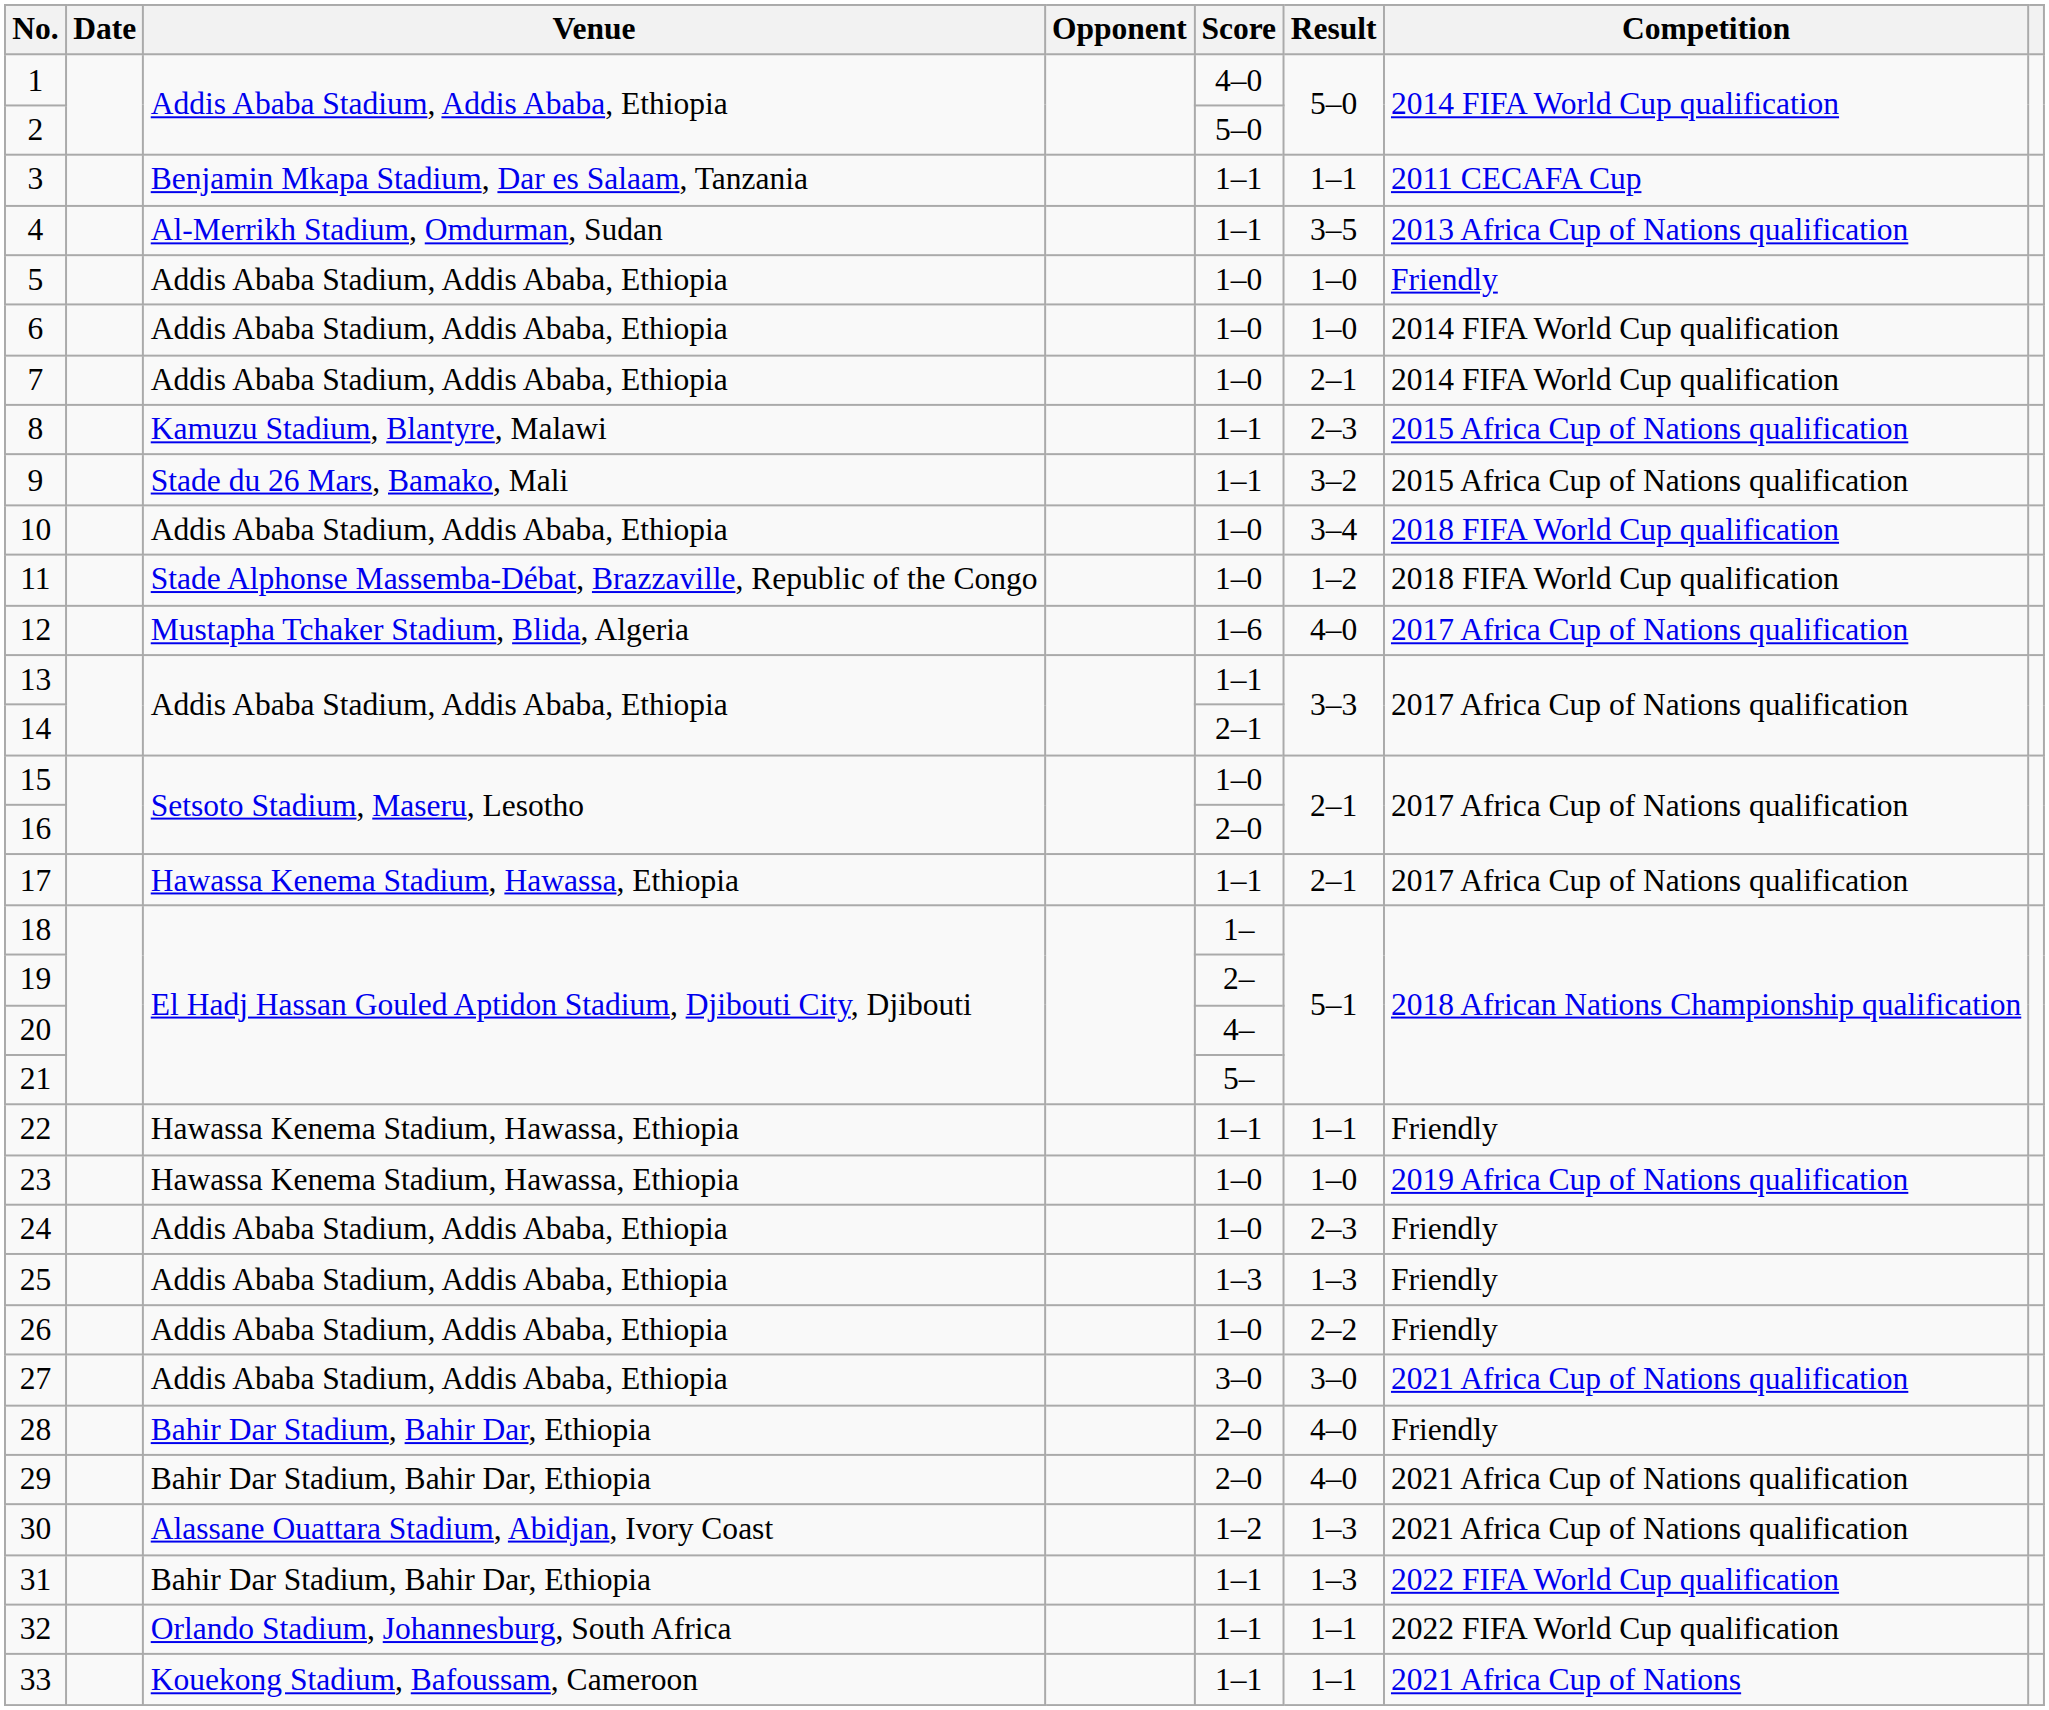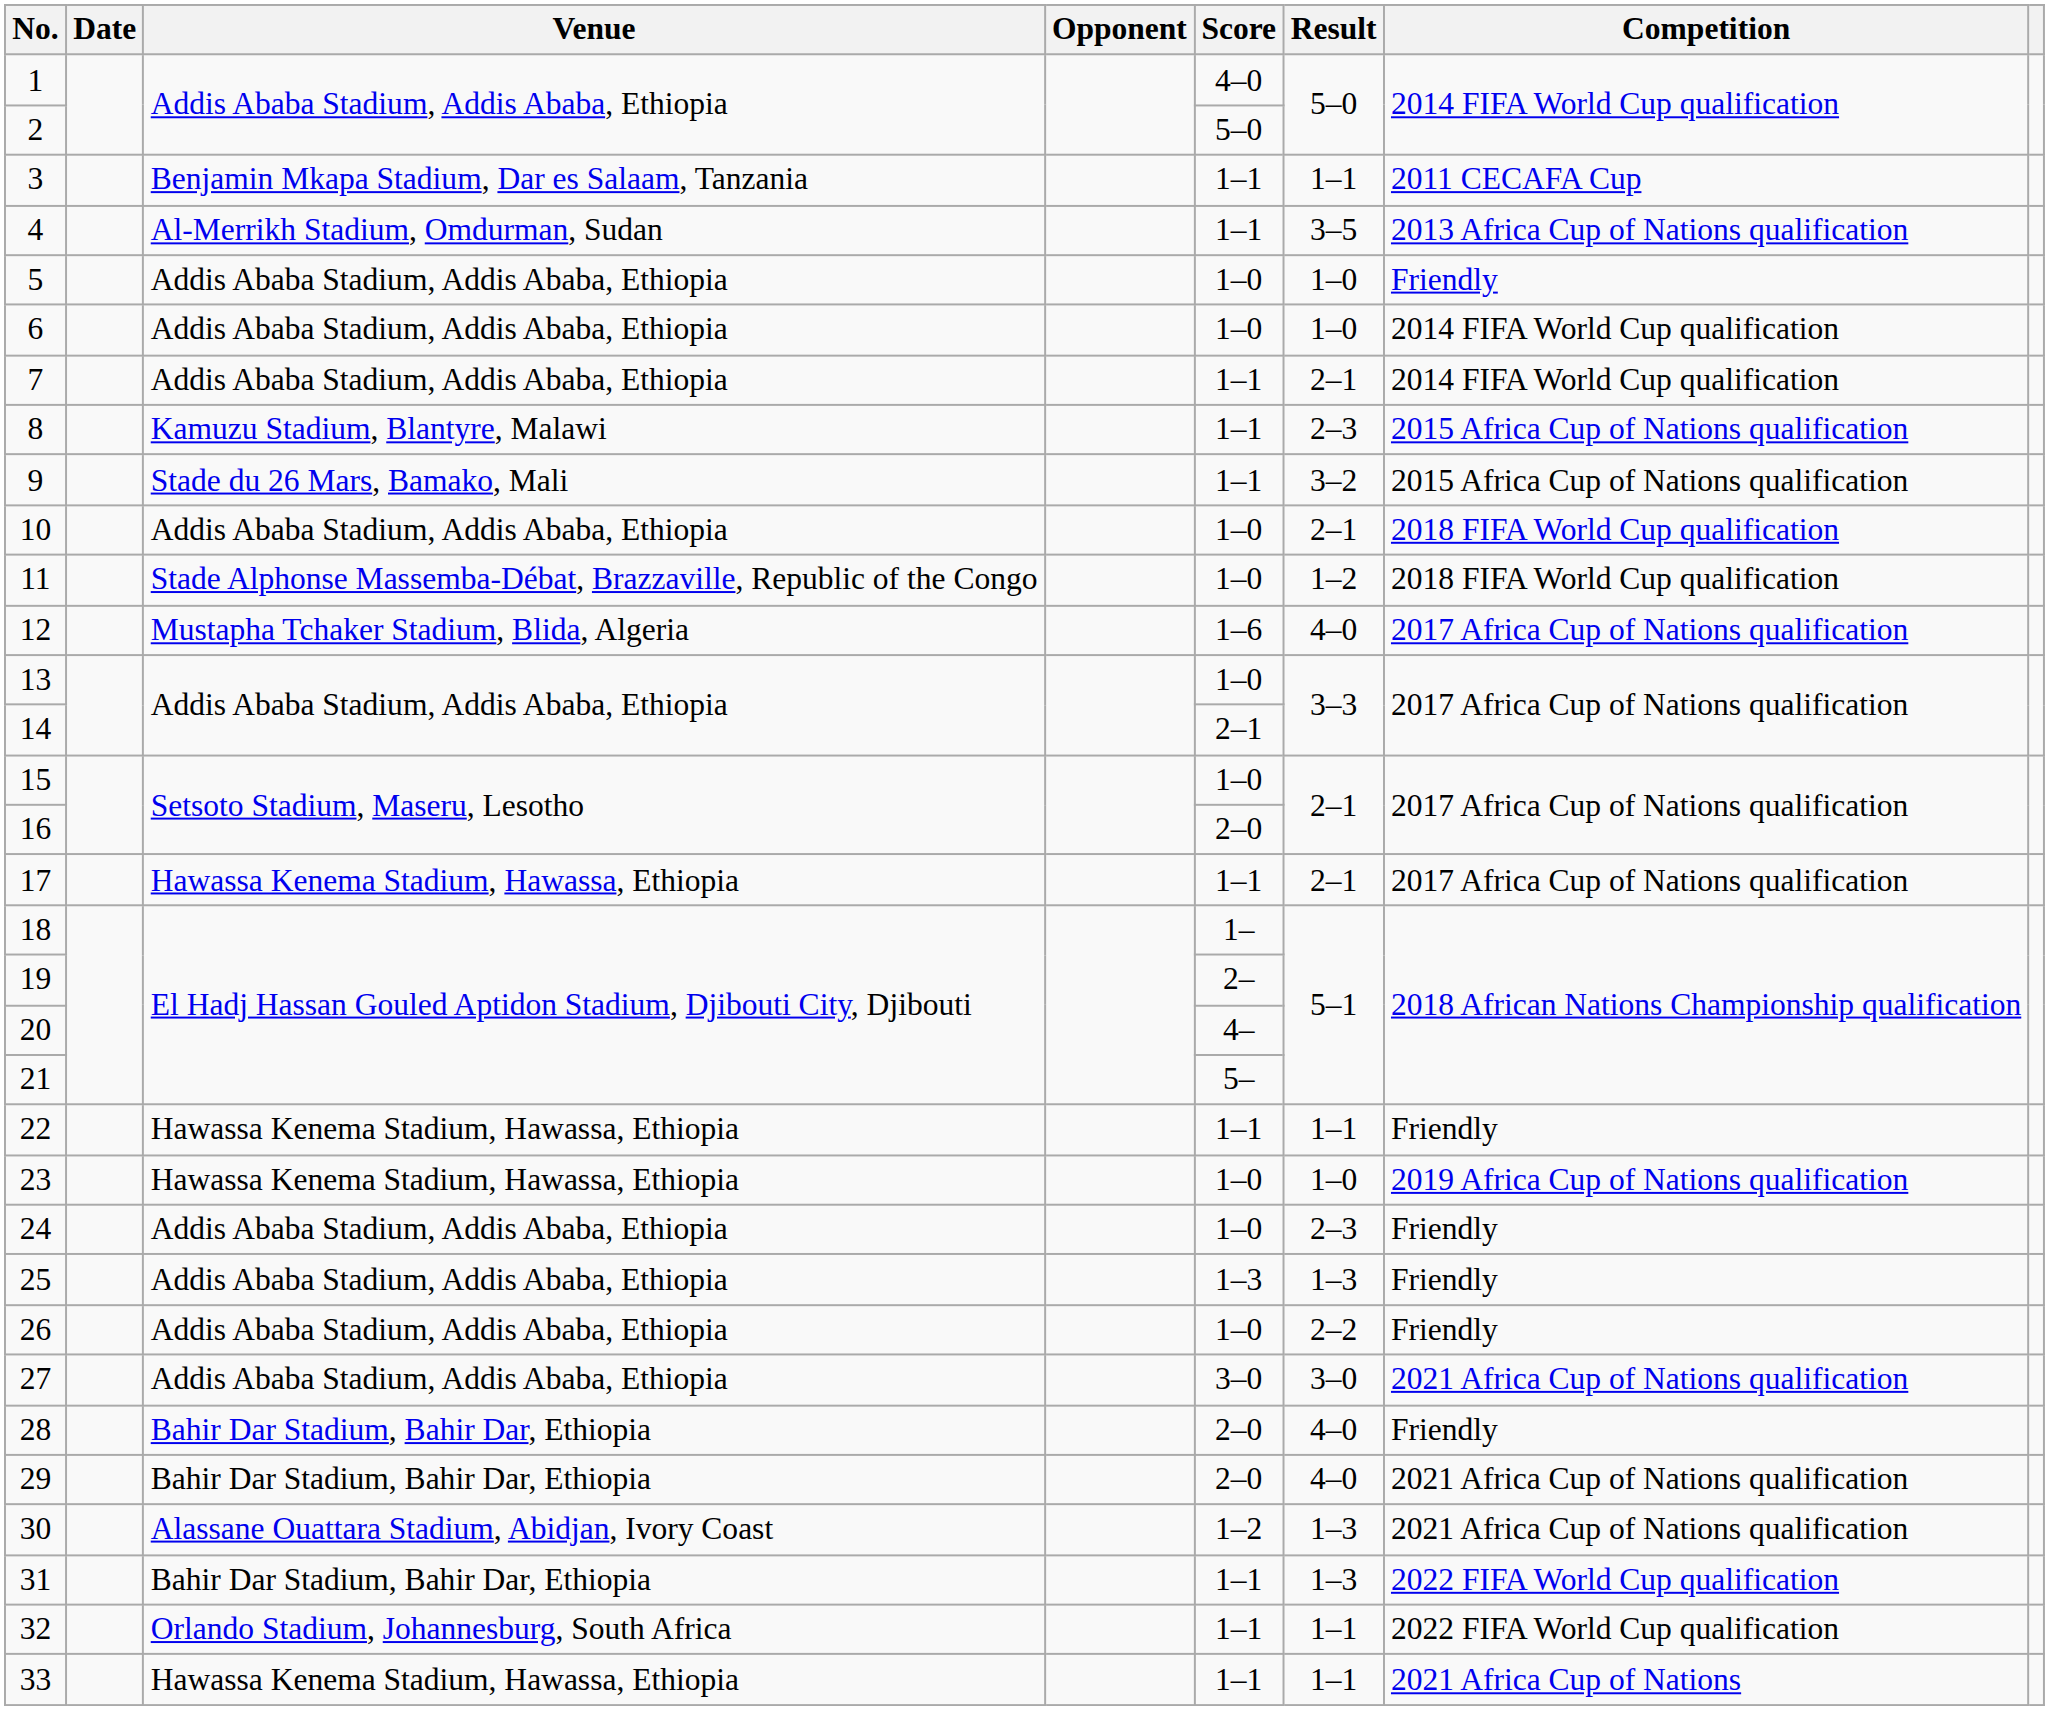(1239, 379) 1–0 -> (1239, 379) 1–1
(1334, 529) 3–4 -> (1334, 529) 2–1
(1239, 679) 1–1 -> (1239, 679) 1–0
(424, 1679) Kouekong Stadium, Bafoussam, Cameroon -> (445, 1679) Hawassa Kenema Stadium, Hawassa, Ethiopia
